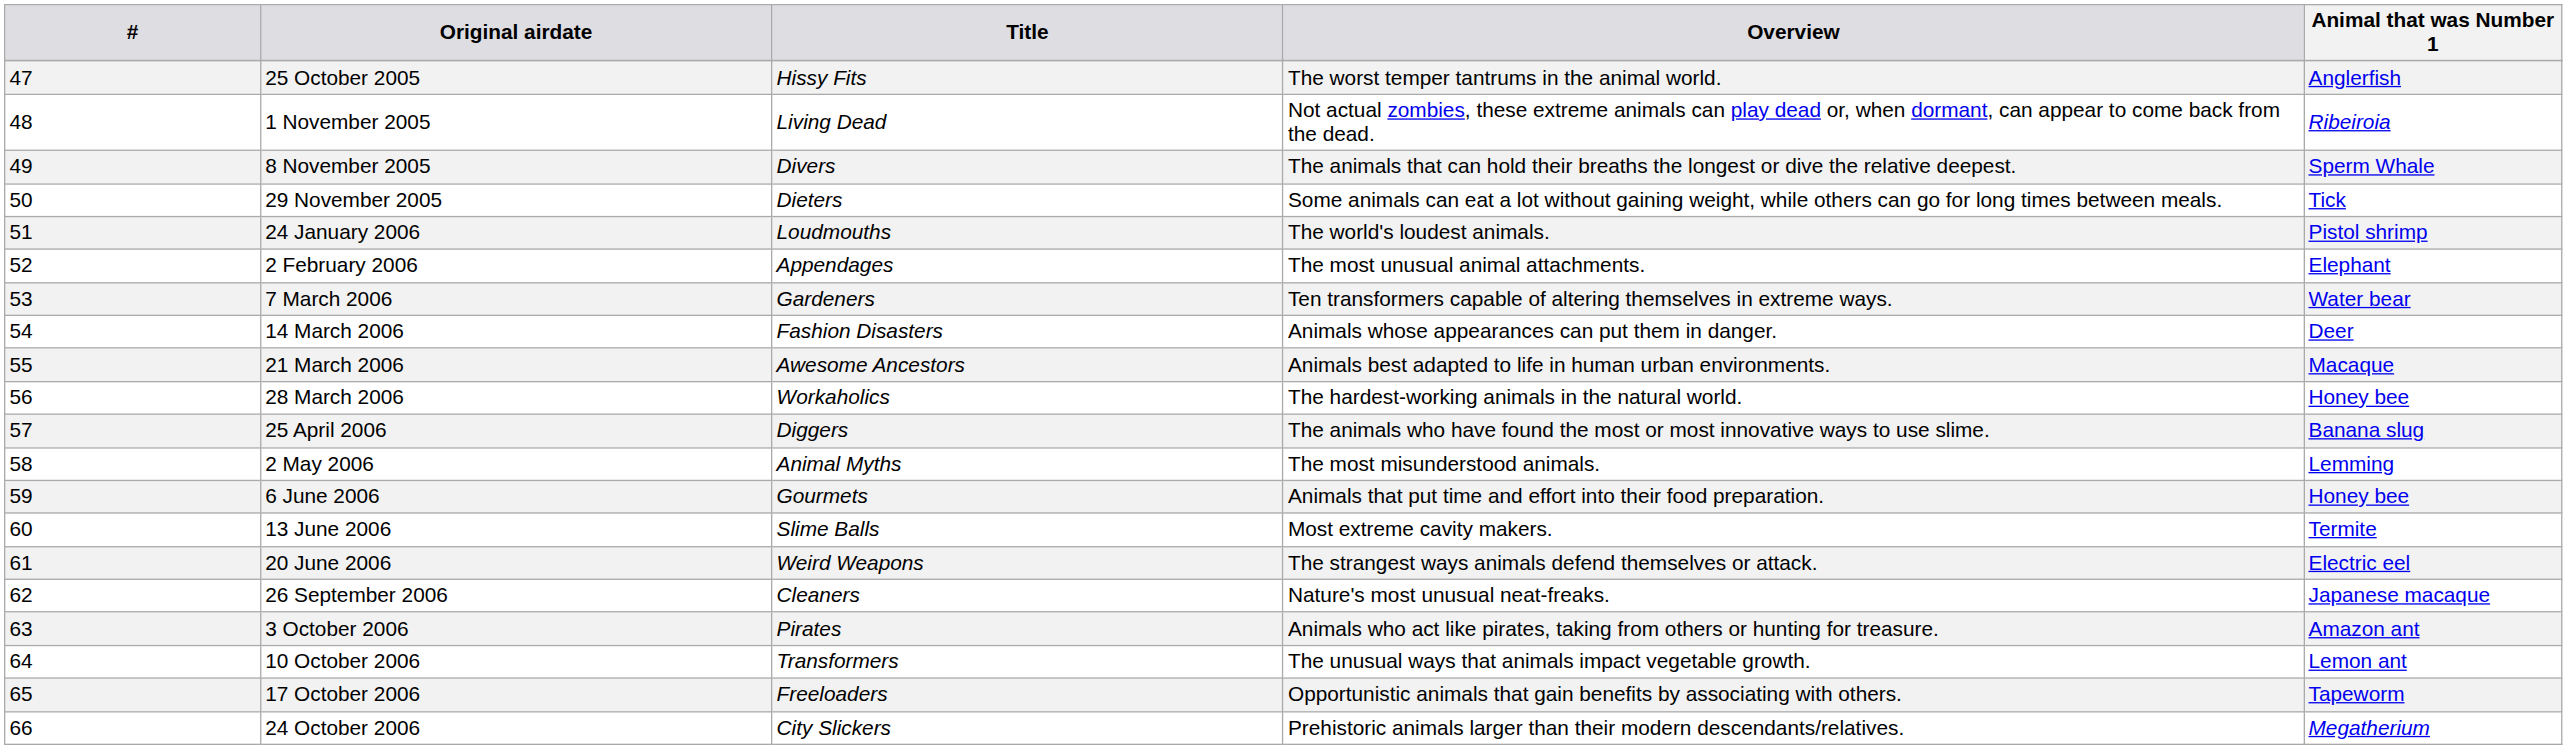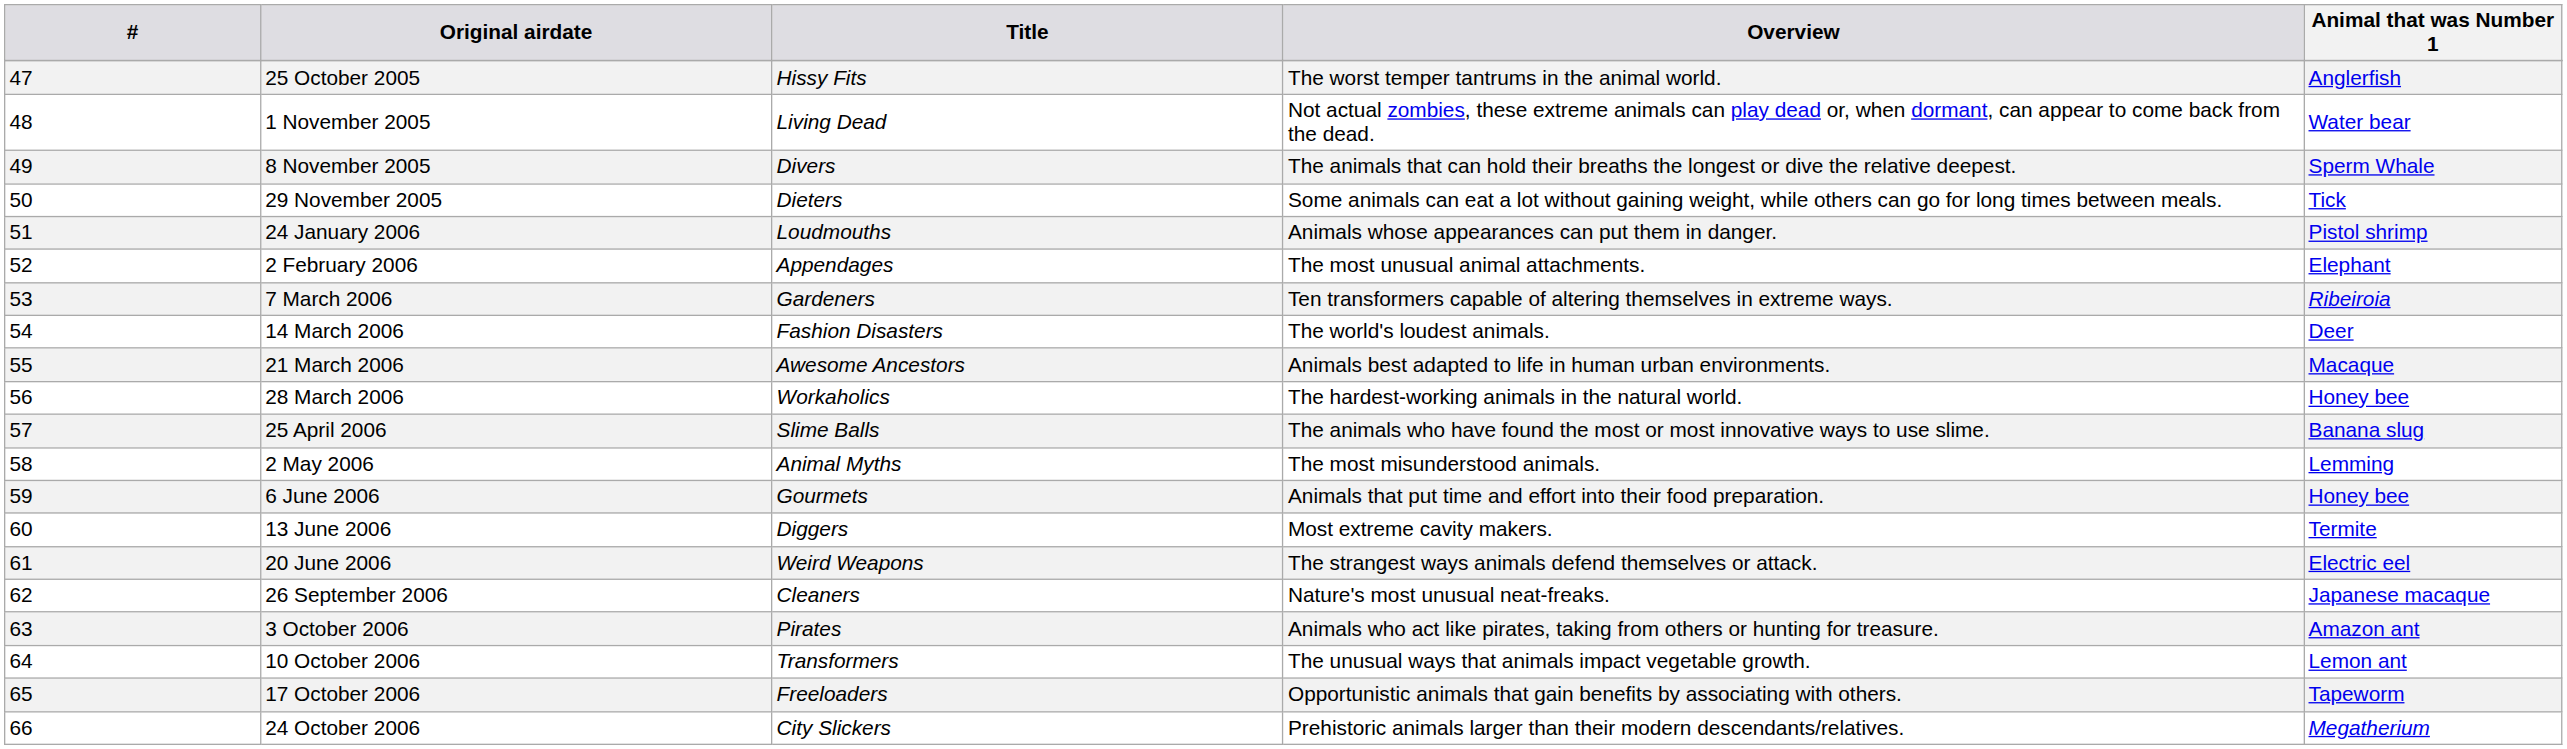(2350, 122) Ribeiroia -> (2360, 122) Water bear
(1419, 232) The world's loudest animals. -> (1533, 232) Animals whose appearances can put them in danger.
(2360, 298) Water bear -> (2350, 298) Ribeiroia
(1533, 331) Animals whose appearances can put them in danger. -> (1419, 331) The world's loudest animals.
(812, 430) Diggers -> (828, 430) Slime Balls
(828, 529) Slime Balls -> (812, 529) Diggers
